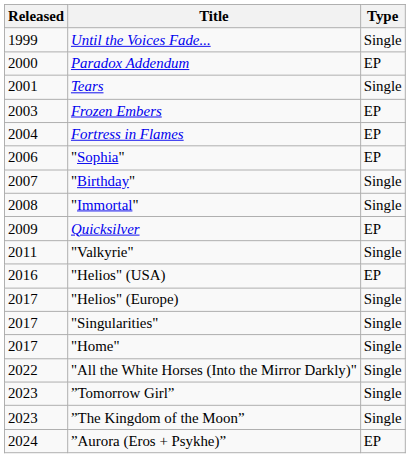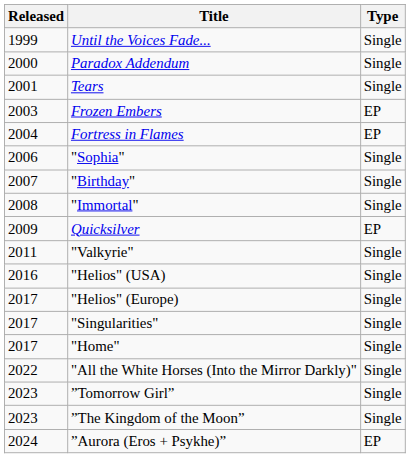(372, 63) EP -> (383, 63) Single
(372, 157) EP -> (383, 157) Single
(372, 275) EP -> (383, 275) Single
